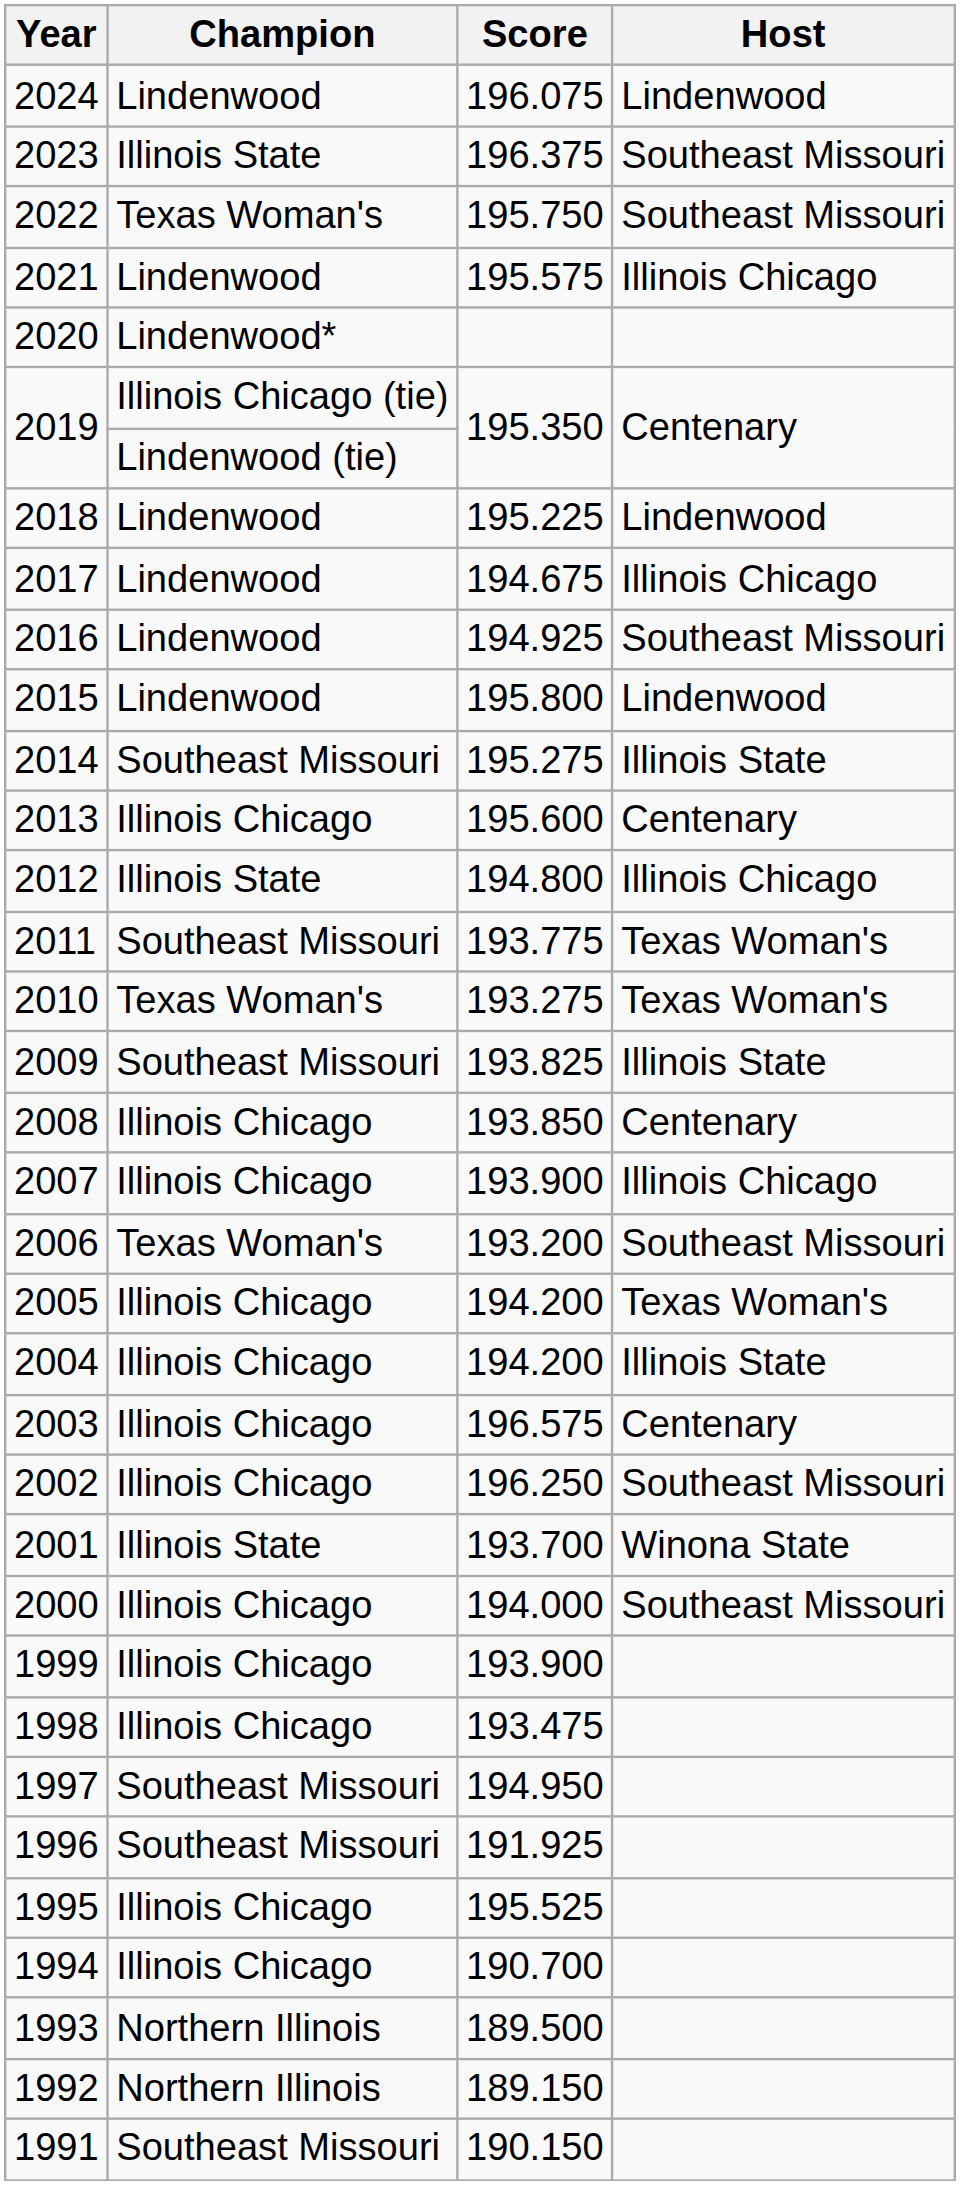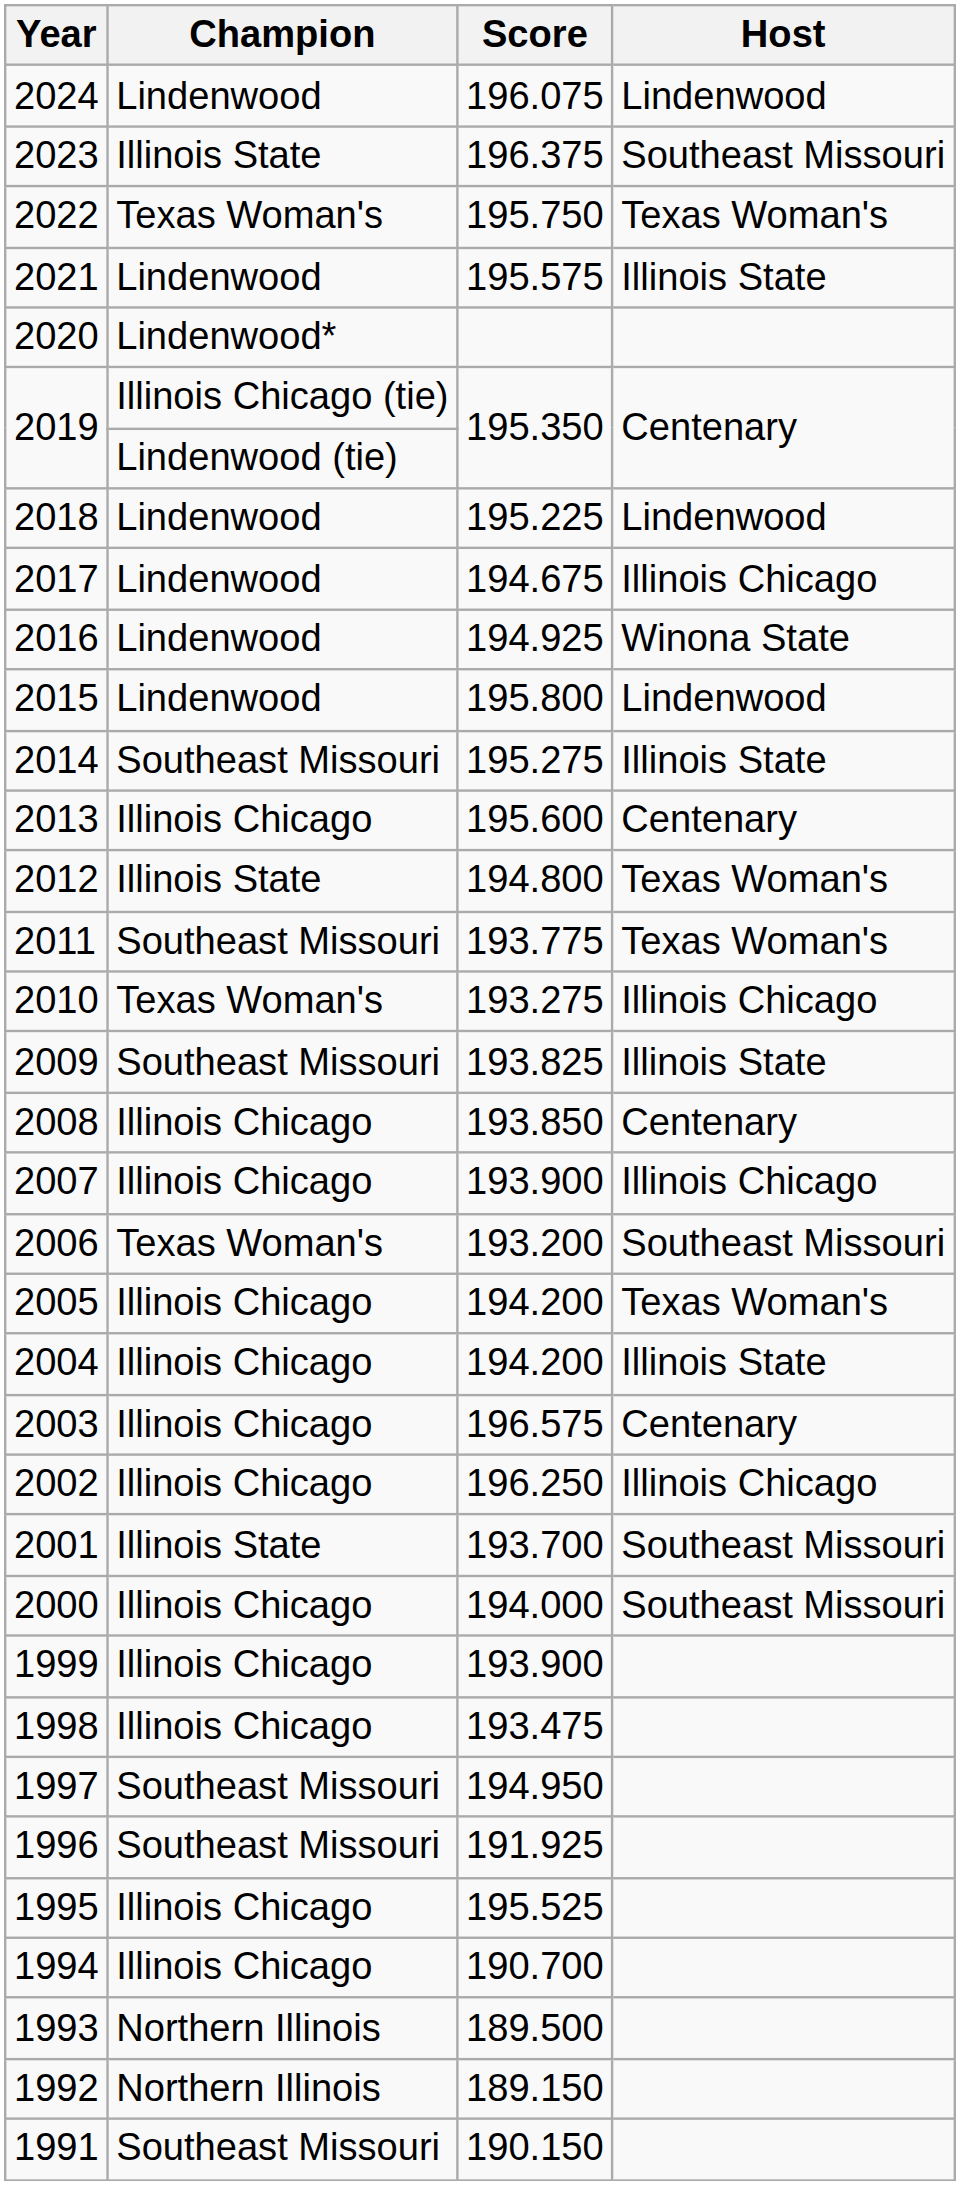(783, 215) Southeast Missouri -> (755, 215) Texas Woman's
(749, 276) Illinois Chicago -> (724, 276) Illinois State
(783, 638) Southeast Missouri -> (736, 638) Winona State
(749, 880) Illinois Chicago -> (755, 880) Texas Woman's
(755, 1000) Texas Woman's -> (749, 1000) Illinois Chicago
(783, 1484) Southeast Missouri -> (749, 1484) Illinois Chicago
(736, 1544) Winona State -> (783, 1544) Southeast Missouri
